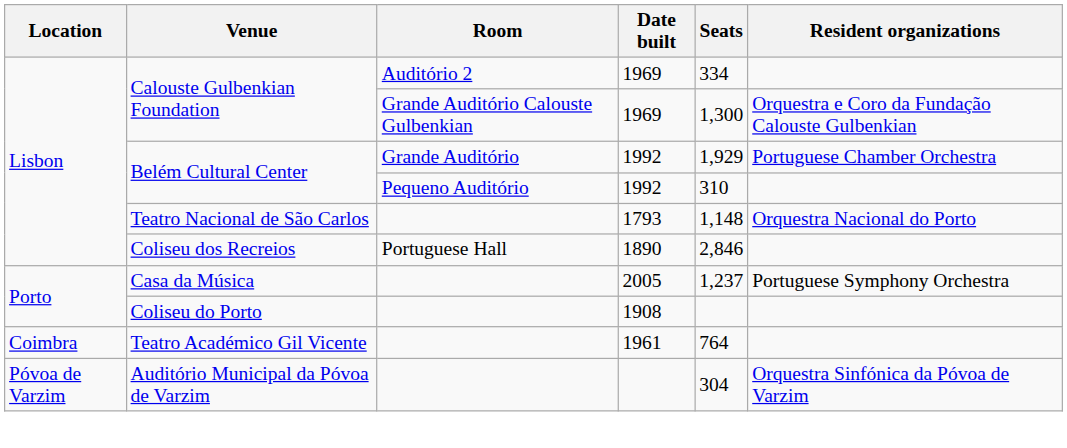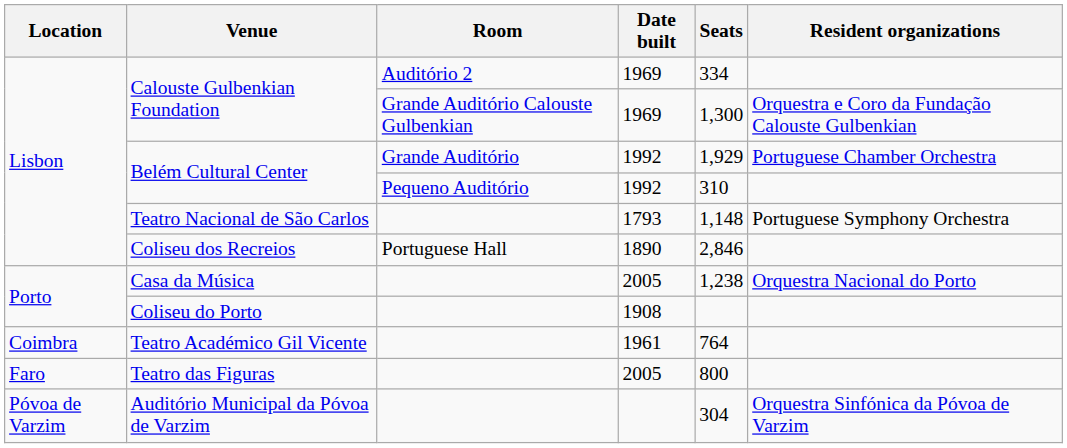(864, 218) Orquestra Nacional do Porto -> (881, 218) Portuguese Symphony Orchestra
(721, 280) 1,237 -> (721, 280) 1,238
(881, 280) Portuguese Symphony Orchestra -> (864, 280) Orquestra Nacional do Porto
+ row: (203, 373)
